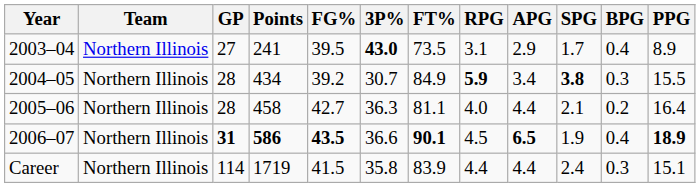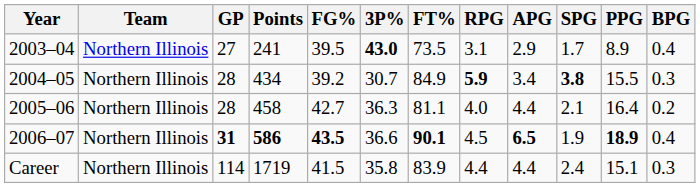columns swapped: (625, 19) <-> (672, 19)
